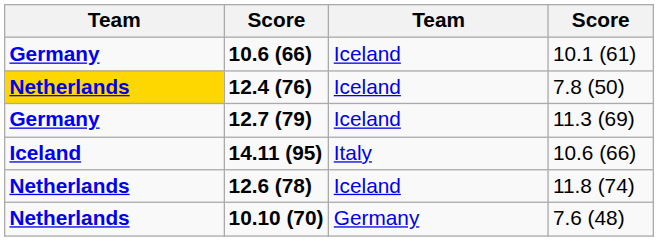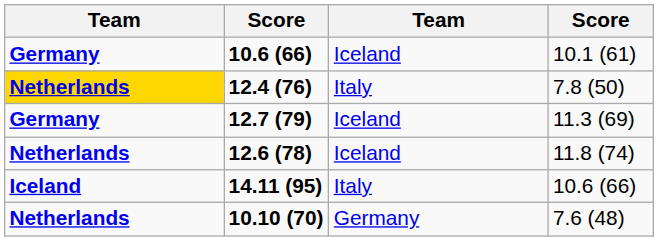(367, 86) Iceland -> (353, 86) Italy
rows swapped: (270, 185) <-> (275, 152)
